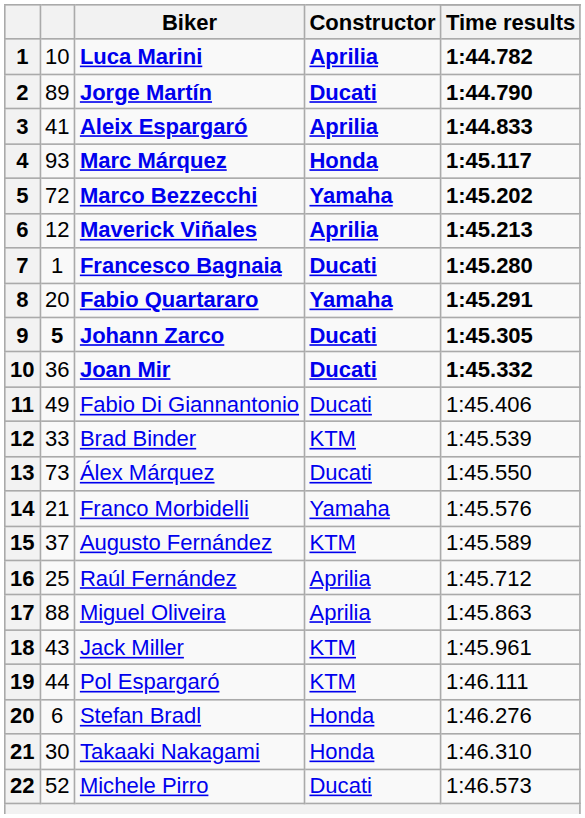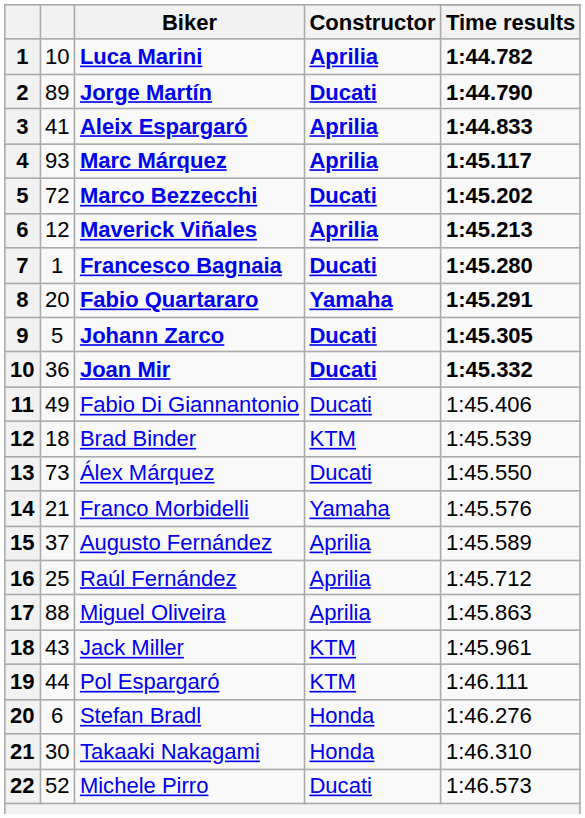(344, 161) Honda -> (344, 161) Aprilia
(351, 195) Yamaha -> (343, 195) Ducati
(57, 334) bold -> (57, 334) normal
(57, 439) 33 -> (57, 439) 18
(333, 543) KTM -> (340, 543) Aprilia
